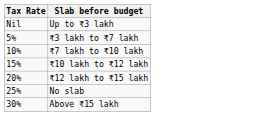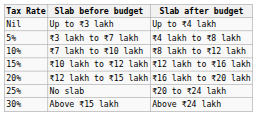+ column: (201, 11)
